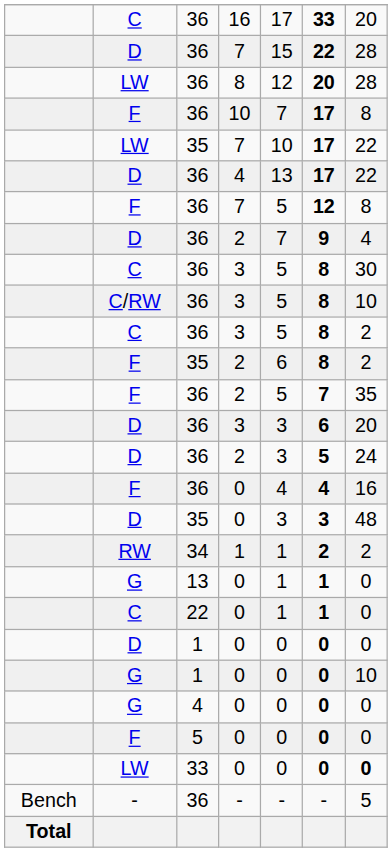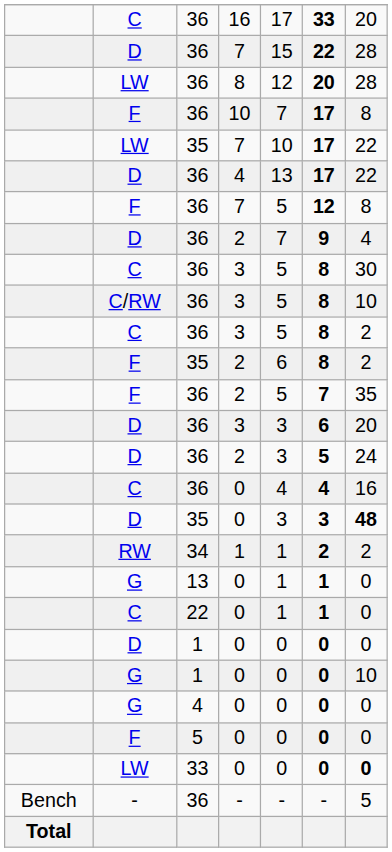(135, 488) F -> (135, 488) C
(366, 519) normal -> (366, 519) bold
